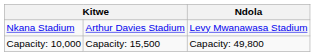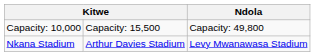rows swapped: (41, 28) <-> (44, 43)
